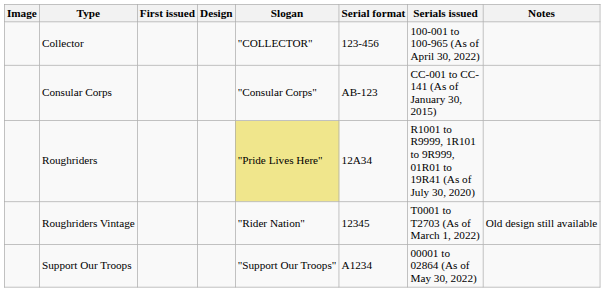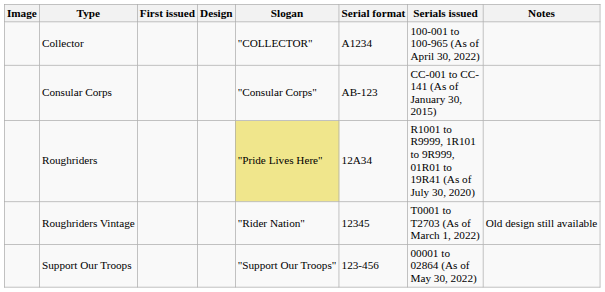(360, 43) 123-456 -> (357, 43) A1234
(357, 265) A1234 -> (360, 265) 123-456
